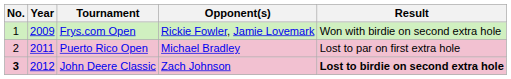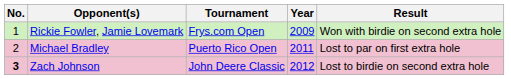columns swapped: (42, 13) <-> (238, 13)
(412, 66) bold -> (404, 66) normal
